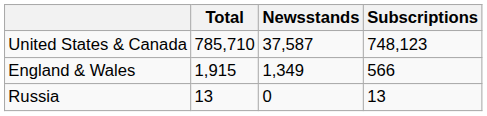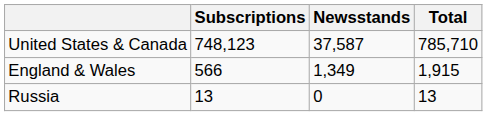columns swapped: (423, 17) <-> (225, 17)
